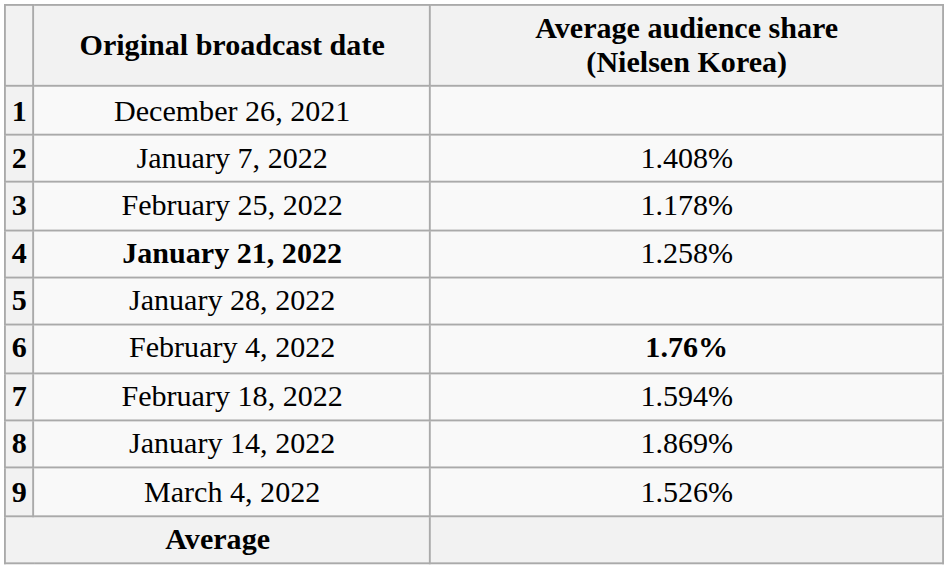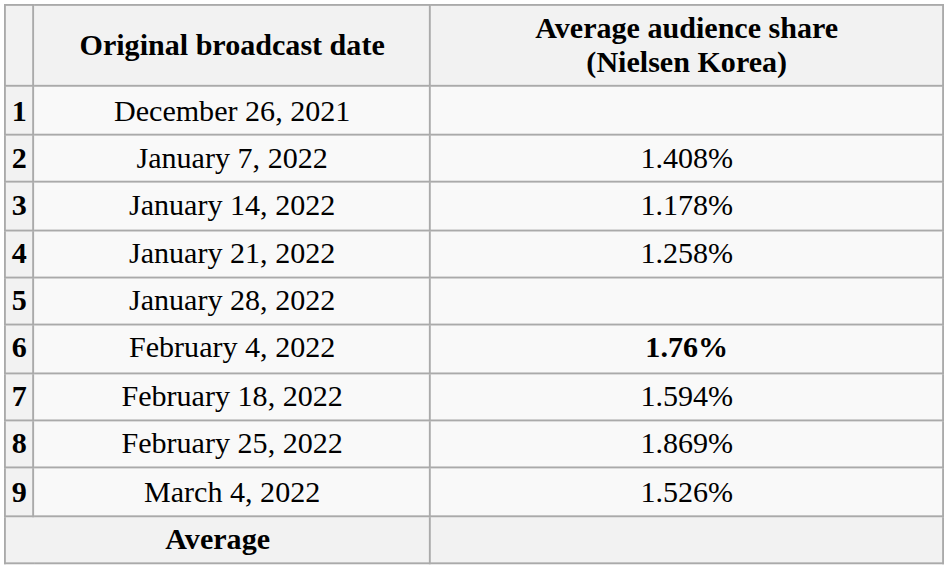(232, 205) February 25, 2022 -> (232, 205) January 14, 2022
(232, 253) bold -> (232, 253) normal
(232, 443) January 14, 2022 -> (232, 443) February 25, 2022
